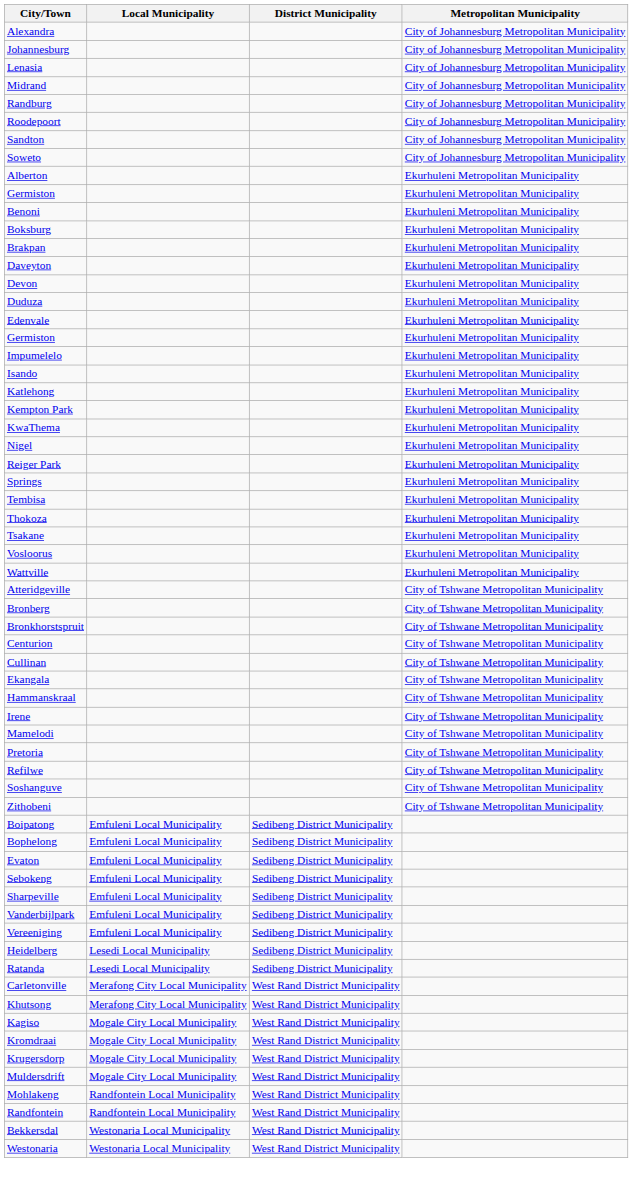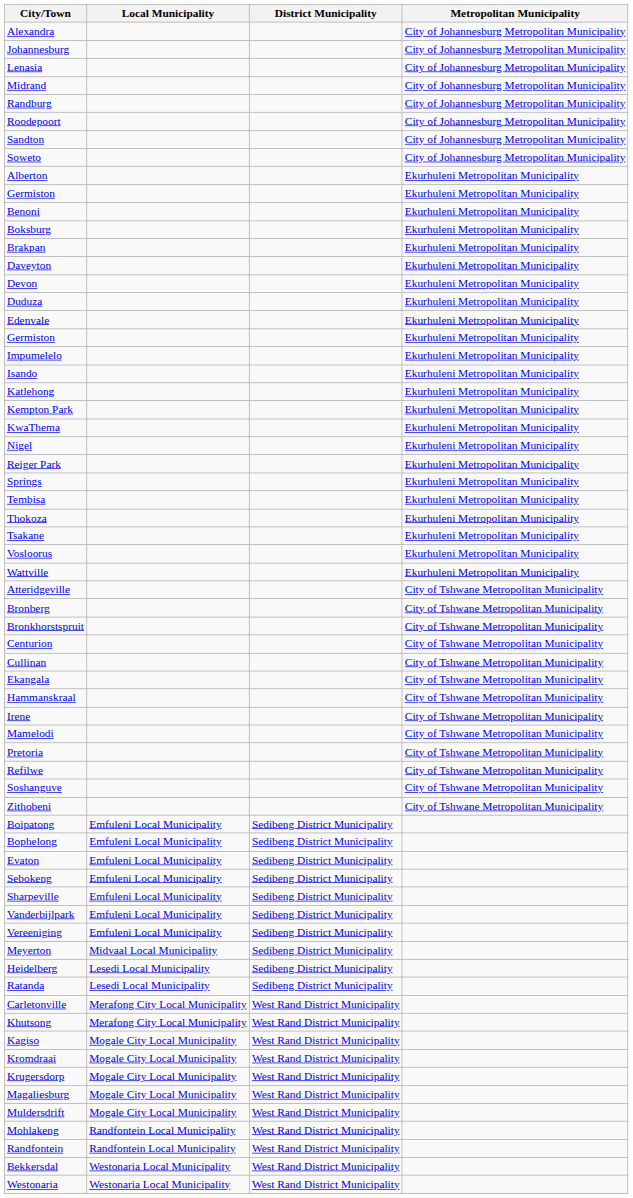+ row: (29, 950)
+ row: (38, 1094)
